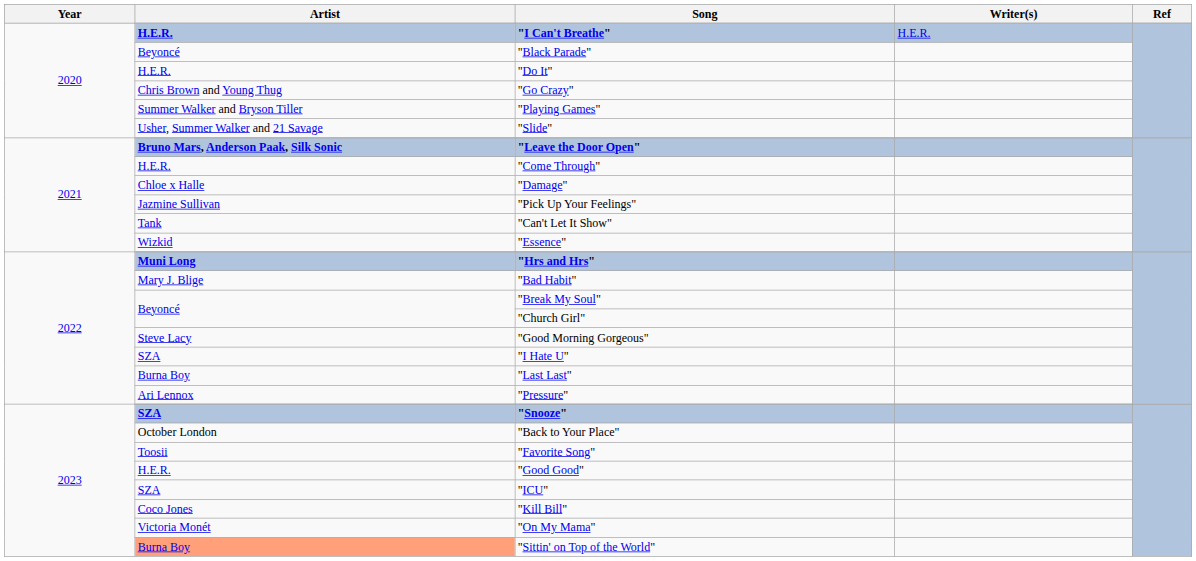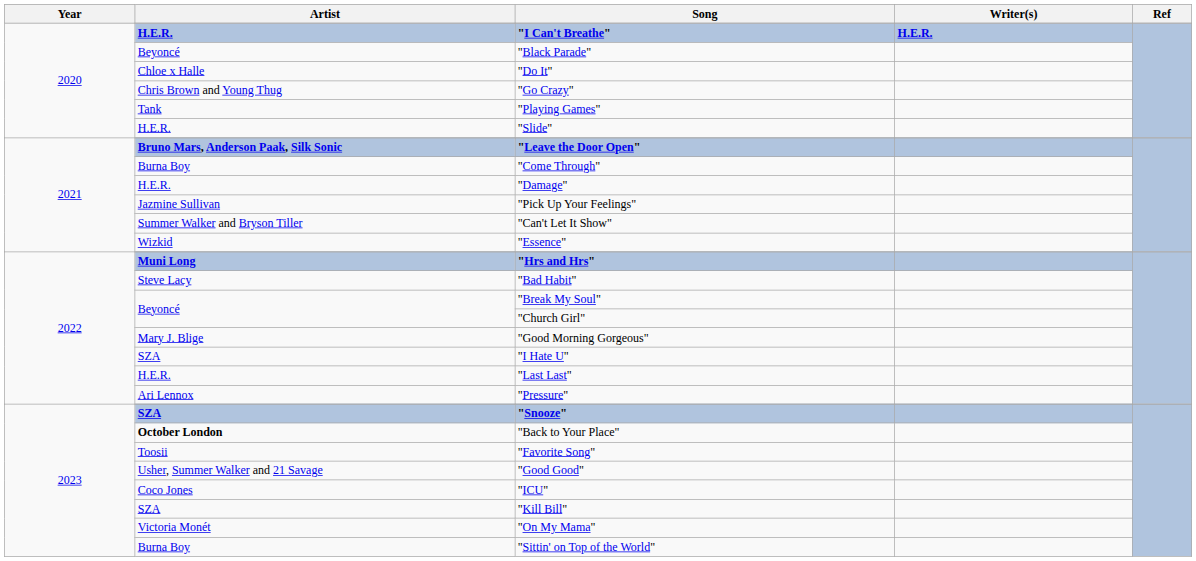(914, 33) normal -> (915, 33) bold
(154, 71) H.E.R. -> (171, 71) Chloe x Halle
(220, 109) Summer Walker and Bryson Tiller -> (150, 109) Tank
(230, 128) Usher, Summer Walker and 21 Savage -> (154, 128) H.E.R.
(154, 166) H.E.R. -> (164, 166) Burna Boy
(171, 185) Chloe x Halle -> (154, 185) H.E.R.
(150, 223) Tank -> (220, 223) Summer Walker and Bryson Tiller
(171, 280) Mary J. Blige -> (165, 280) Steve Lacy
(165, 337) Steve Lacy -> (171, 337) Mary J. Blige
(164, 375) Burna Boy -> (154, 375) H.E.R.
(177, 432) normal -> (180, 432) bold
(154, 470) H.E.R. -> (230, 470) Usher, Summer Walker and 21 Savage
(149, 489) SZA -> (165, 489) Coco Jones
(165, 508) Coco Jones -> (149, 508) SZA
(164, 546) lightsalmon background -> (164, 546) no background
